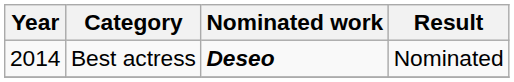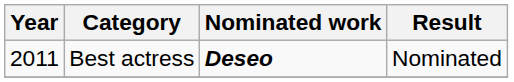(35, 58) 2014 -> (34, 58) 2011
